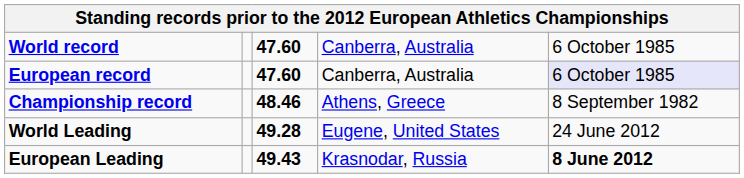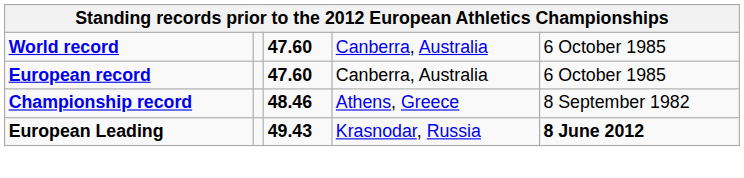(613, 74) lavender background -> (605, 74) no background
- row: (70, 131)
